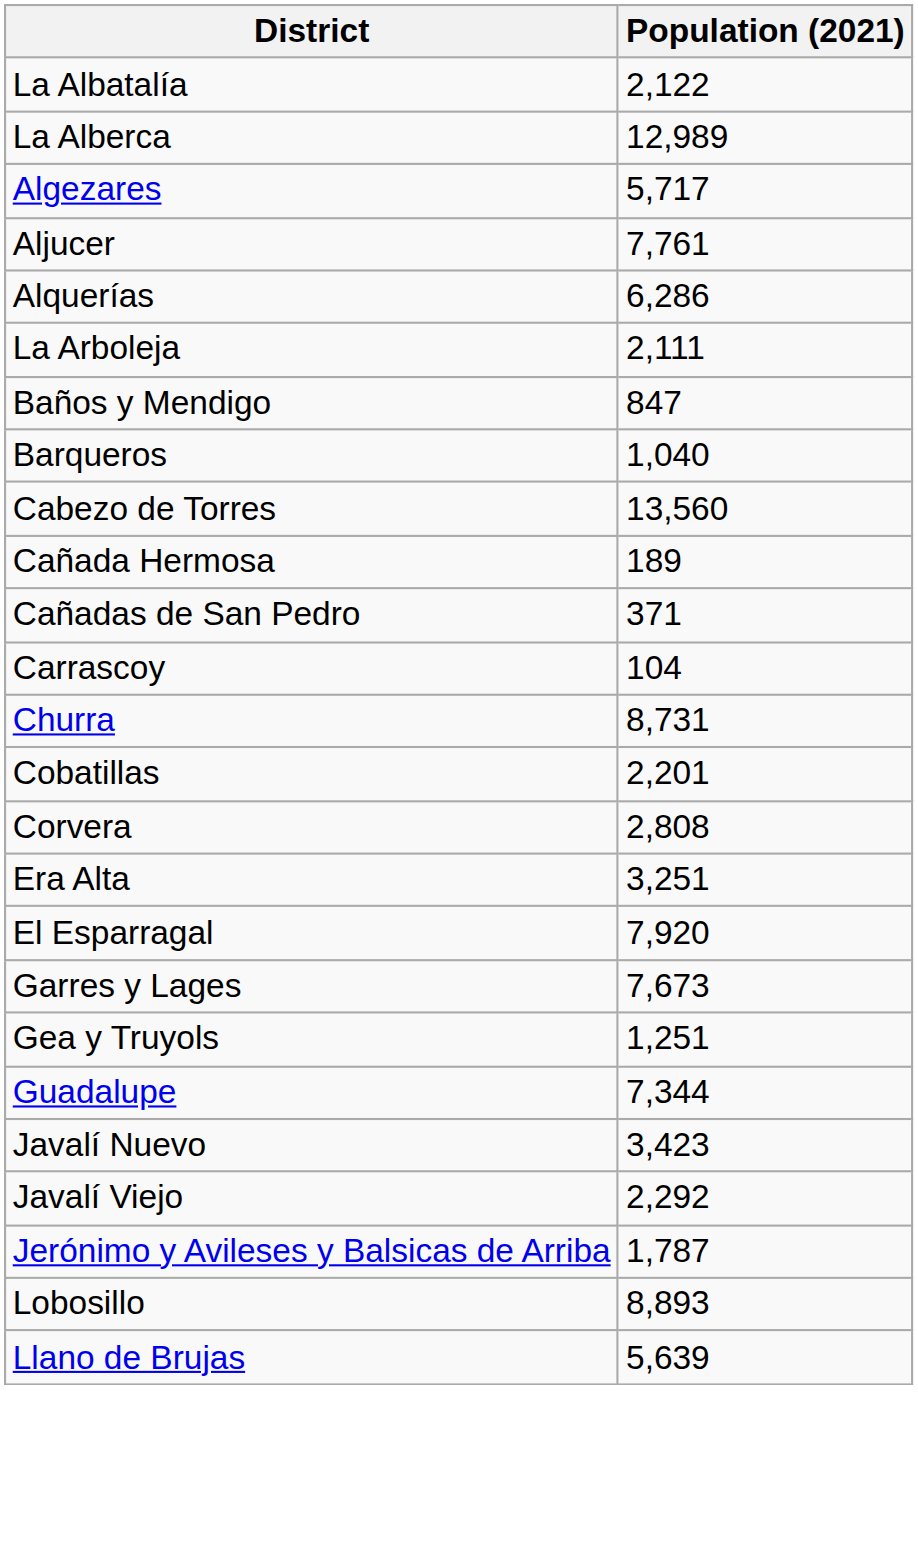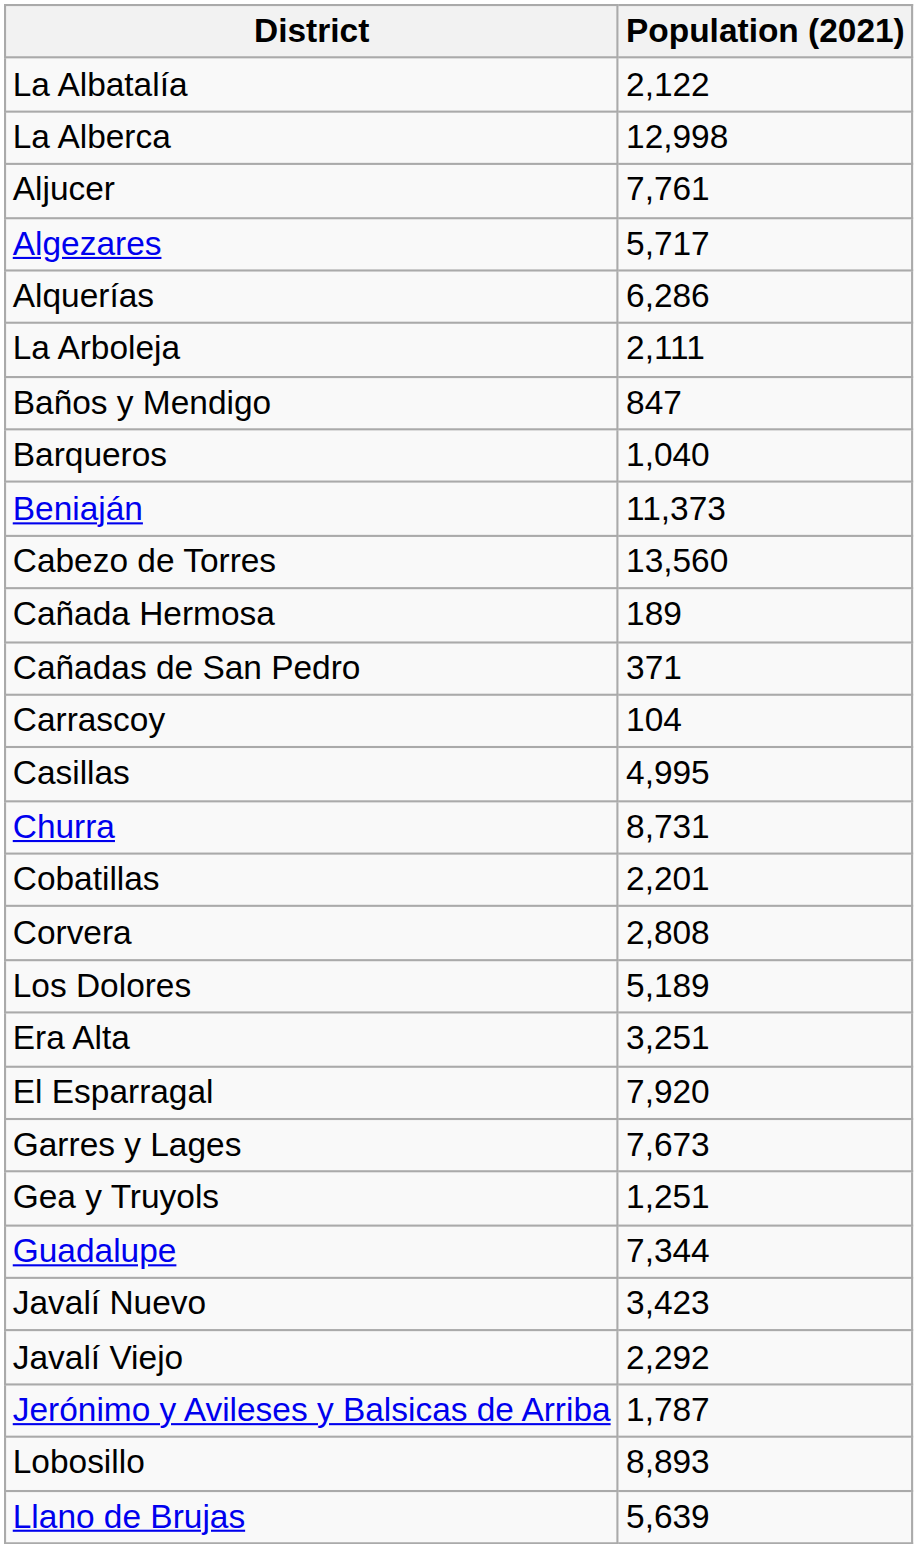(677, 137) 12,989 -> (677, 137) 12,998
rows swapped: (87, 190) <-> (64, 243)
+ row: (78, 508)
+ row: (71, 773)
+ row: (102, 985)
